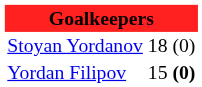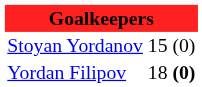(158, 45) 18 -> (158, 45) 15
(158, 72) 15 -> (158, 72) 18
